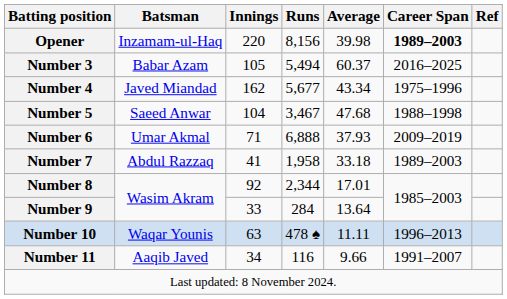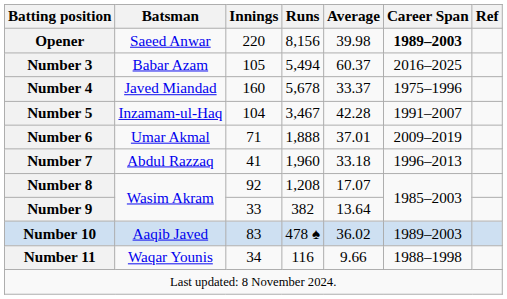(170, 40) Inzamam-ul-Haq -> (170, 40) Saeed Anwar
(254, 88) 162 -> (254, 88) 160
(303, 88) 5,677 -> (303, 88) 5,678
(353, 88) 43.34 -> (353, 88) 33.37
(170, 112) Saeed Anwar -> (170, 112) Inzamam-ul-Haq
(353, 112) 47.68 -> (353, 112) 42.28
(428, 112) 1988–1998 -> (428, 112) 1991–2007
(303, 137) 6,888 -> (303, 137) 1,888
(353, 137) 37.93 -> (353, 137) 37.01
(303, 161) 1,958 -> (303, 161) 1,960
(428, 161) 1989–2003 -> (428, 161) 1996–2013
(303, 185) 2,344 -> (303, 185) 1,208
(353, 185) 17.01 -> (353, 185) 17.07
(303, 209) 284 -> (303, 209) 382
(170, 233) Waqar Younis -> (170, 233) Aaqib Javed
(254, 233) 63 -> (254, 233) 83
(353, 233) 11.11 -> (353, 233) 36.02
(428, 233) 1996–2013 -> (428, 233) 1989–2003
(170, 257) Aaqib Javed -> (170, 257) Waqar Younis
(428, 257) 1991–2007 -> (428, 257) 1988–1998
